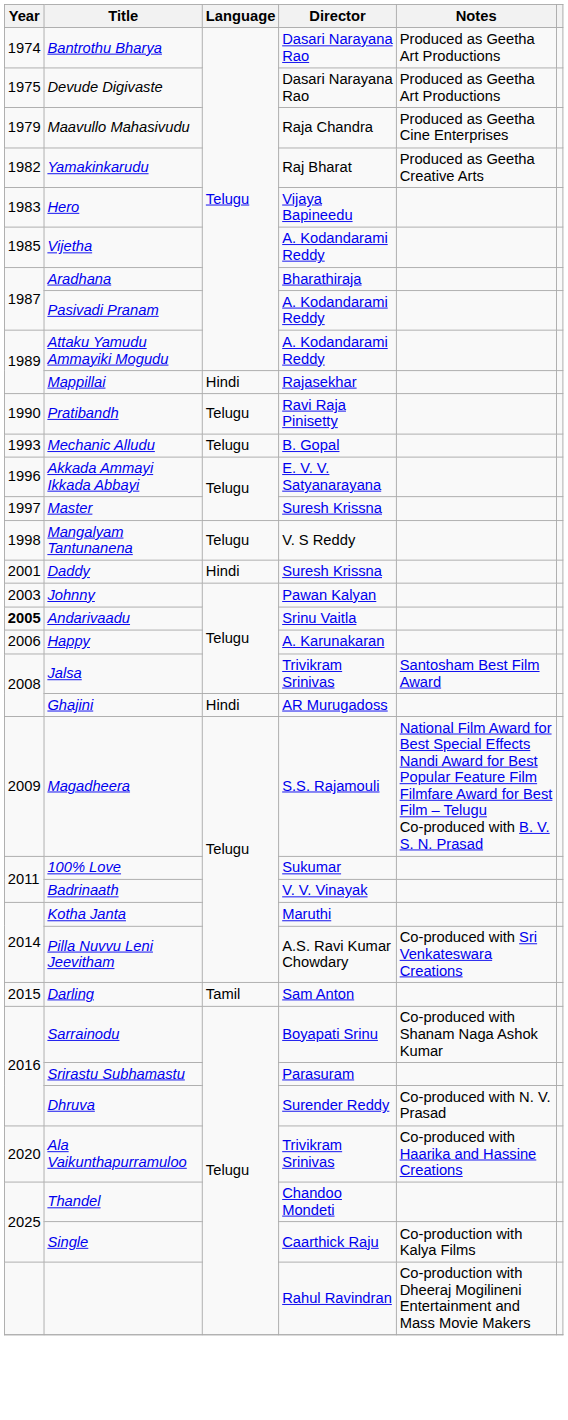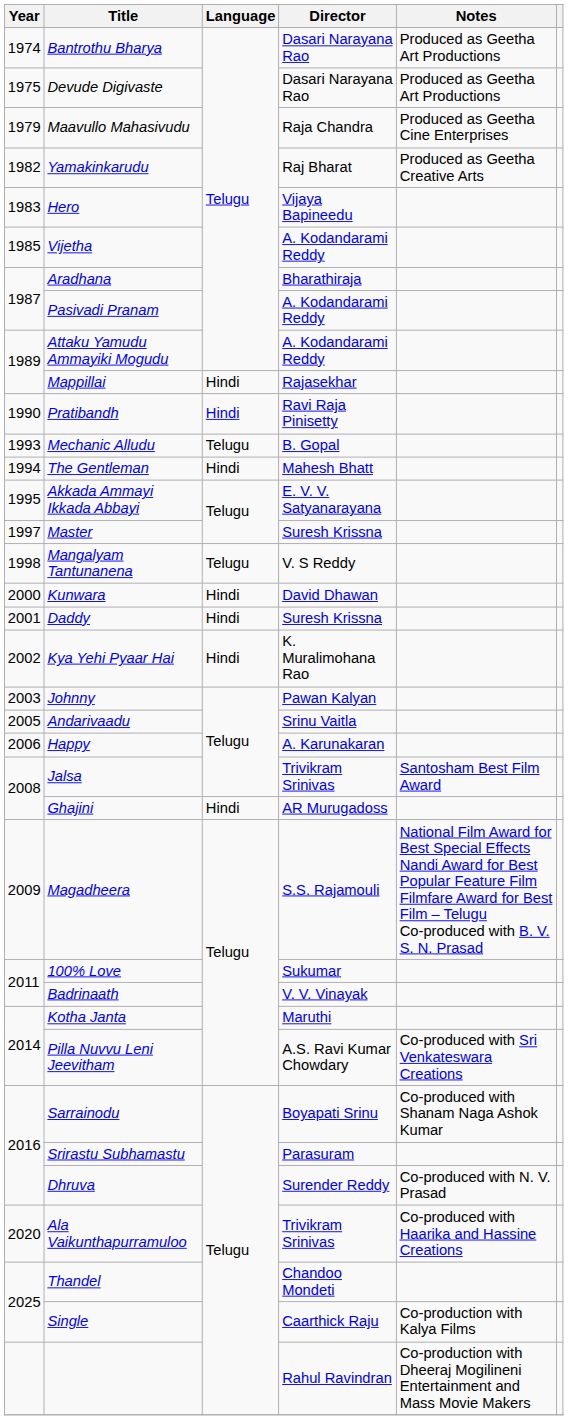(228, 413) Telugu -> (223, 413) Hindi
+ row: (98, 468)
(24, 476) 1996 -> (24, 500) 1995
+ row: (76, 595)
+ row: (111, 658)
(24, 618) bold -> (24, 721) normal
- row: (71, 994)
